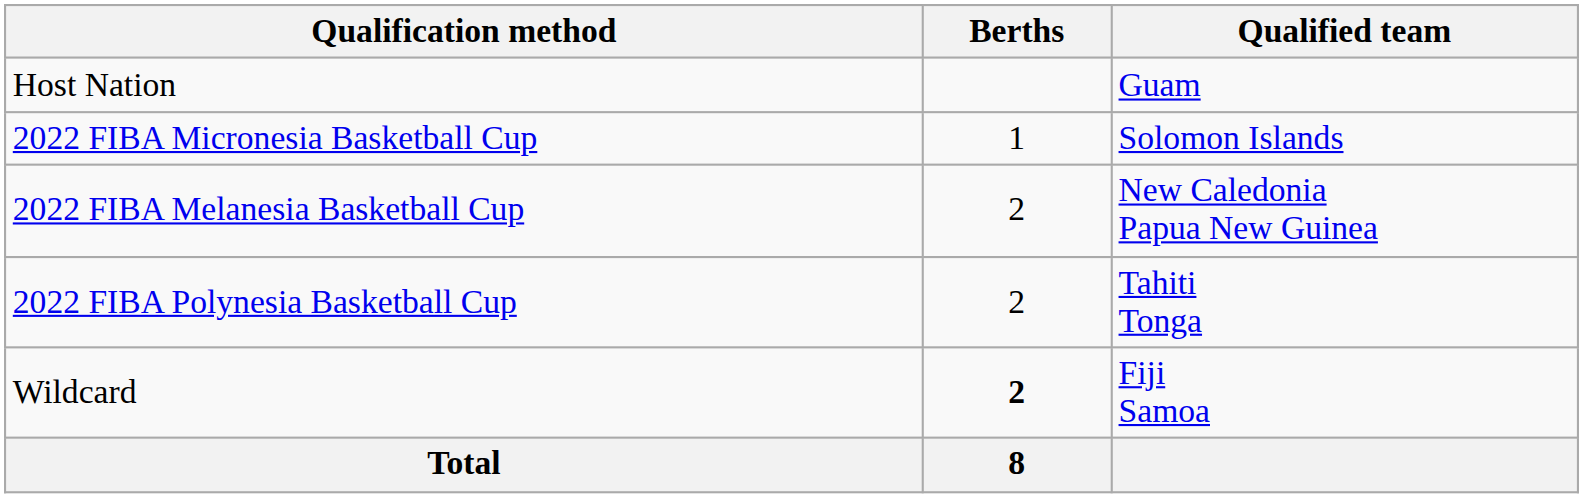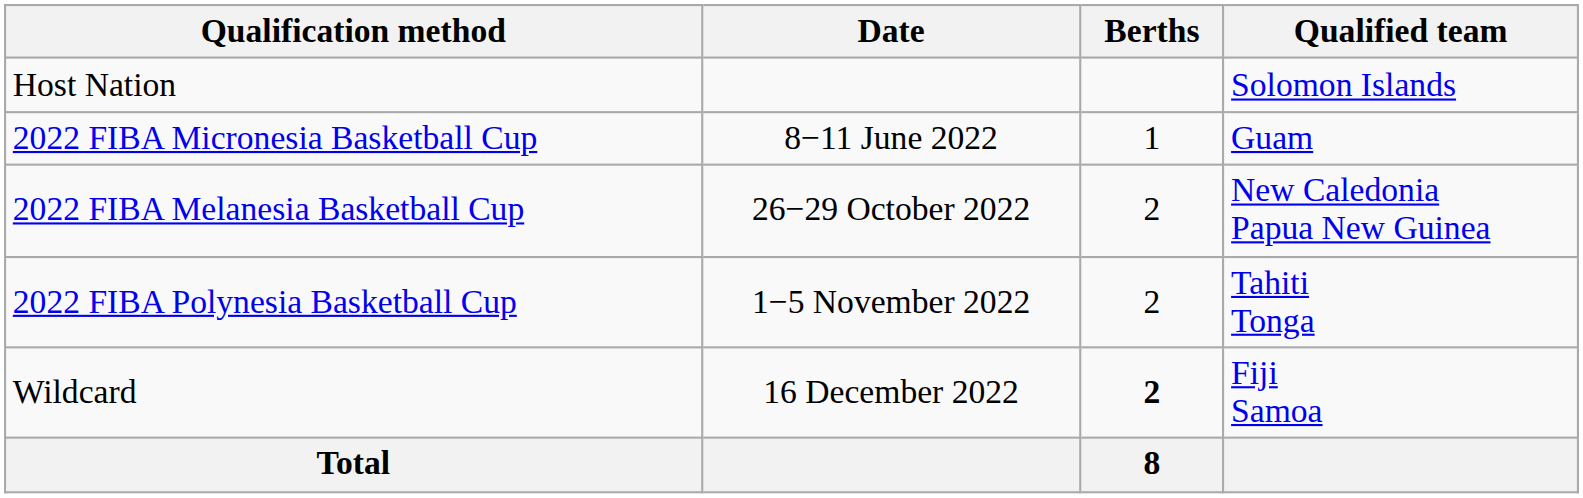+ column: (891, 31)
(1160, 84) Guam -> (1344, 84) Solomon Islands
(1231, 137) Solomon Islands -> (1272, 137) Guam
